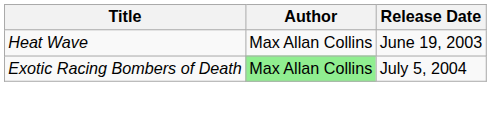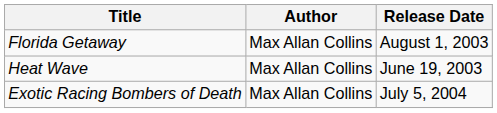+ row: (67, 42)
(311, 68) lightgreen background -> (311, 94) no background
